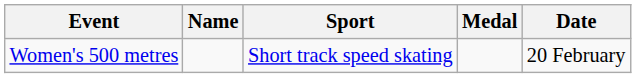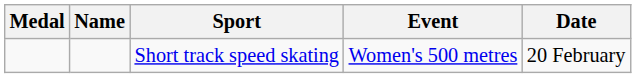columns swapped: (490, 21) <-> (94, 21)
